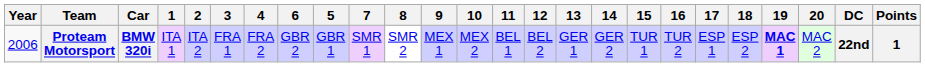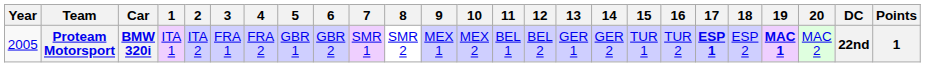columns swapped: (331, 15) <-> (295, 15)
(23, 43) 2006 -> (23, 43) 2005
(712, 43) normal -> (712, 43) bold
